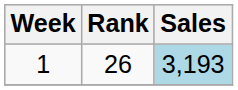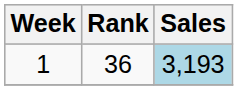(118, 64) 26 -> (118, 64) 36
